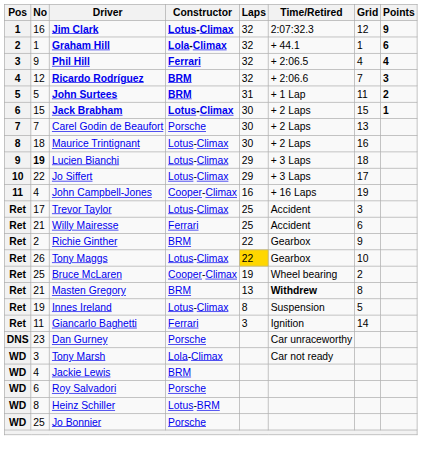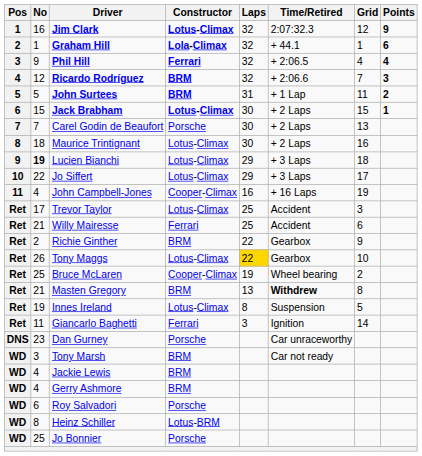(195, 356) Lola-Climax -> (180, 356) BRM
+ row: (87, 389)
